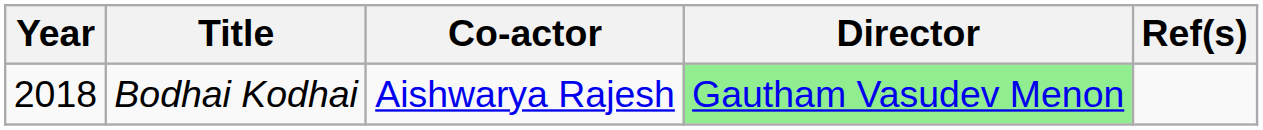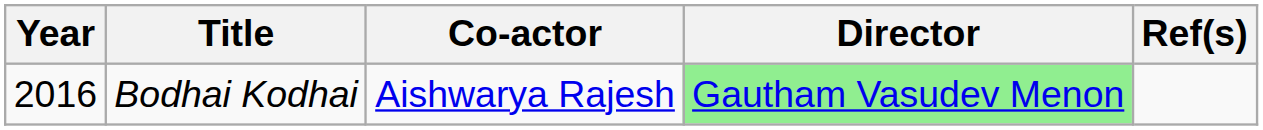(55, 93) 2018 -> (55, 93) 2016
